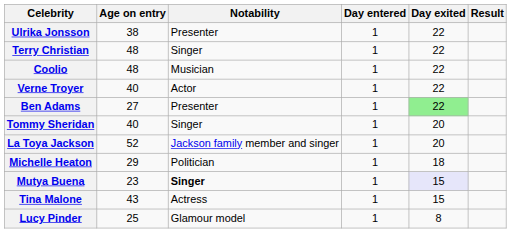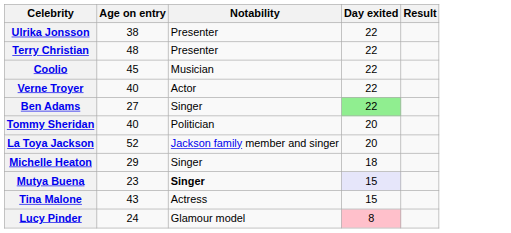- column: (375, 13)
(187, 51) Singer -> (194, 51) Presenter
(133, 69) 48 -> (133, 69) 45
(194, 106) Presenter -> (187, 106) Singer
(187, 125) Singer -> (193, 125) Politician
(193, 162) Politician -> (187, 162) Singer
(133, 218) 25 -> (133, 218) 24
(438, 218) no background -> (371, 218) pink background
